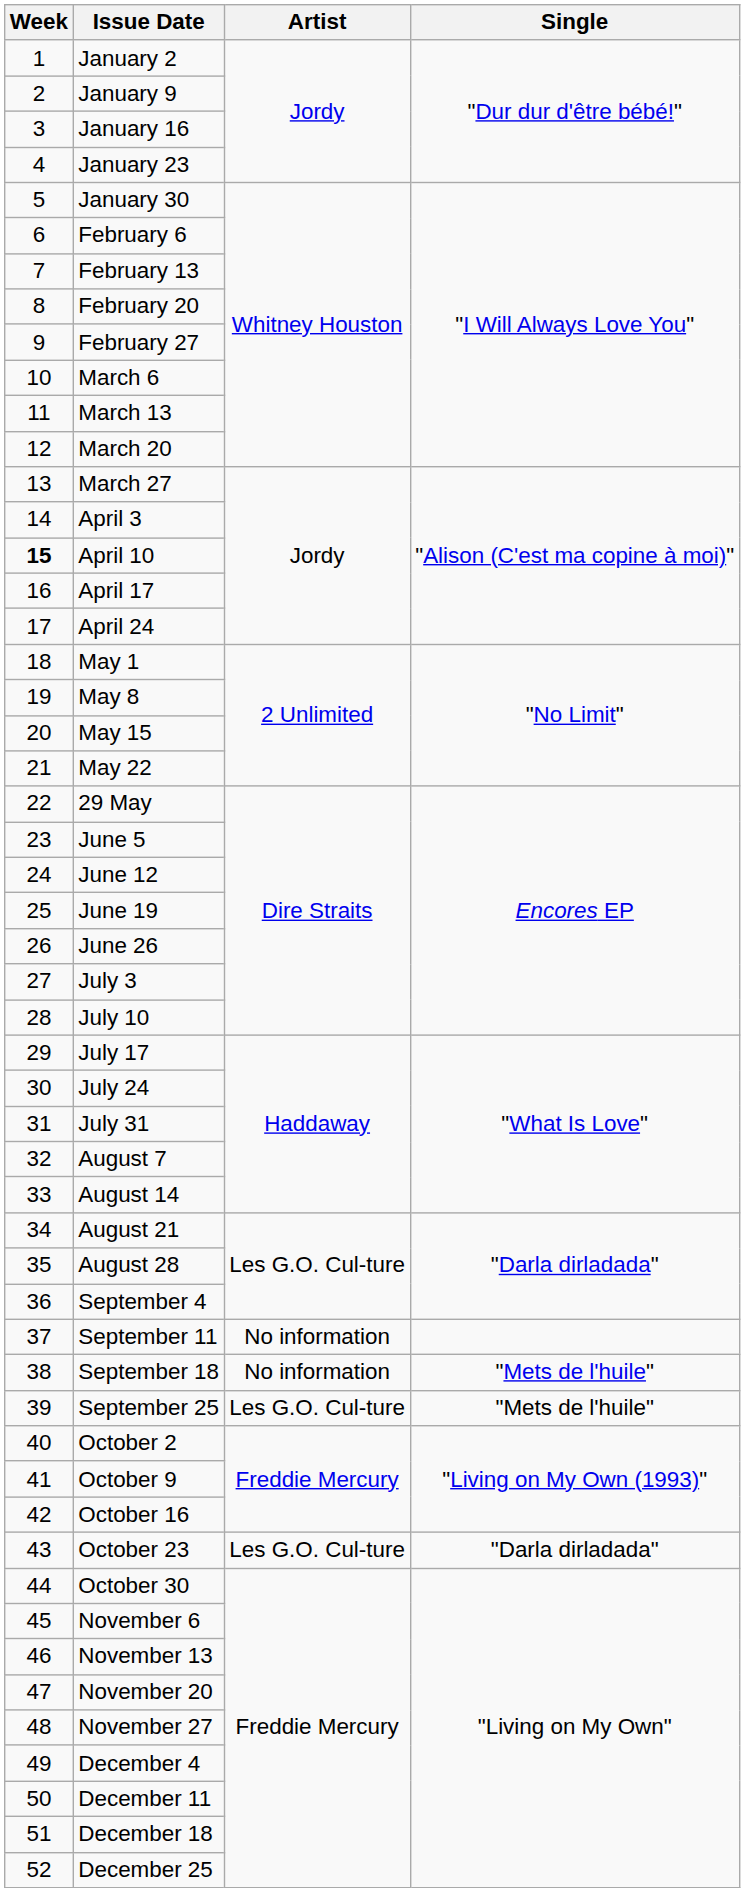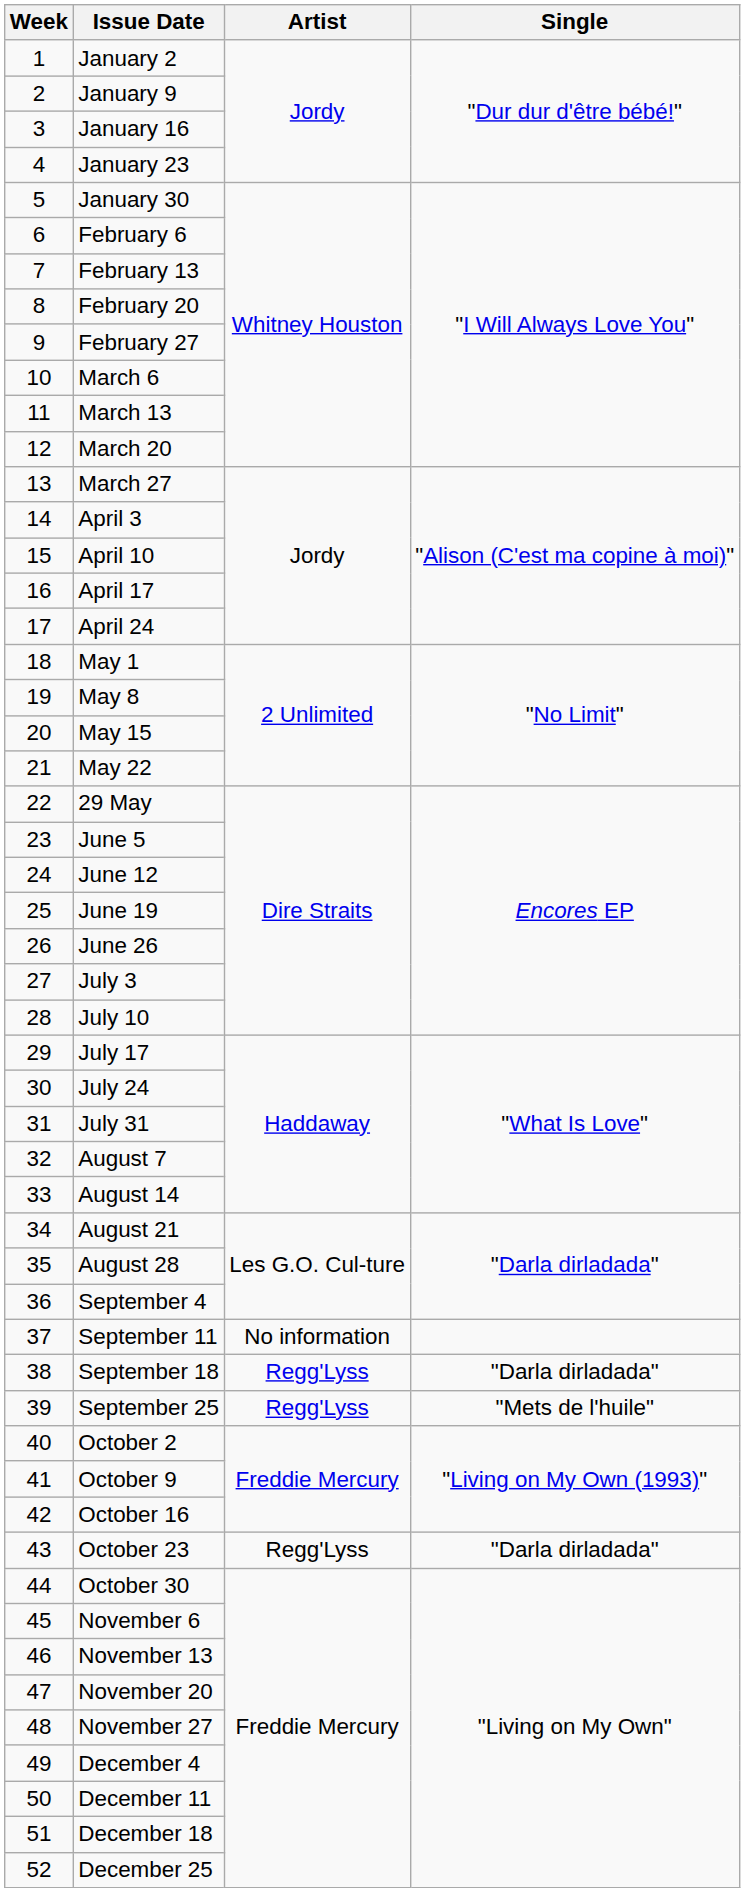(39, 555) bold -> (39, 555) normal
(317, 1372) No information -> (317, 1372) Regg'Lyss
(575, 1372) "Mets de l'huile" -> (575, 1372) "Darla dirladada"
(317, 1407) Les G.O. Cul-ture -> (317, 1407) Regg'Lyss
(317, 1549) Les G.O. Cul-ture -> (317, 1549) Regg'Lyss
